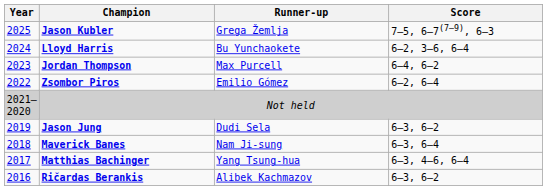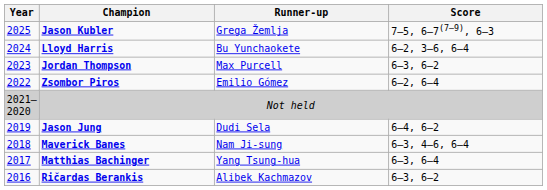(415, 65) 6–4, 6–2 -> (415, 65) 6–3, 6–2
(415, 127) 6–3, 6–2 -> (415, 127) 6–4, 6–2
(415, 144) 6–3, 6–4 -> (430, 144) 6–3, 4–6, 6–4
(430, 160) 6–3, 4–6, 6–4 -> (415, 160) 6–3, 6–4
